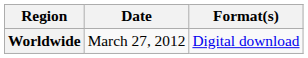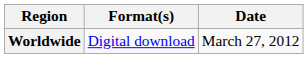columns swapped: (136, 16) <-> (246, 16)
